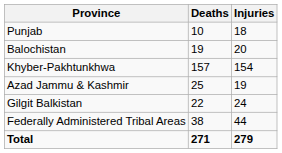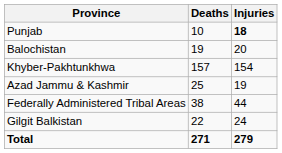(240, 31) normal -> (240, 31) bold
rows swapped: (45, 103) <-> (96, 121)
